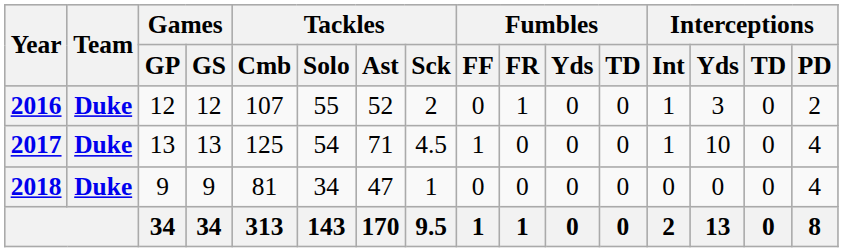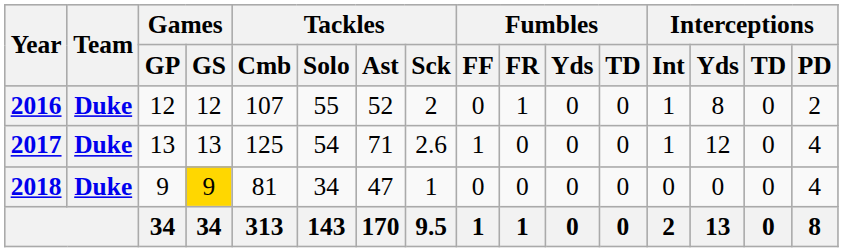(718, 105) 3 -> (718, 105) 8
(431, 145) 4.5 -> (431, 145) 2.6
(718, 145) 10 -> (718, 145) 12
(209, 186) no background -> (209, 186) gold background
